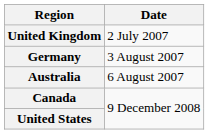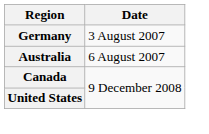- row: (54, 35)
